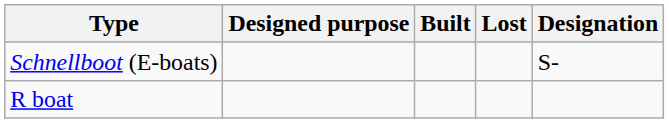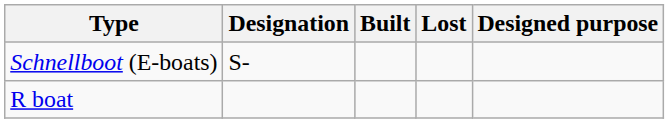columns swapped: (598, 23) <-> (319, 23)
